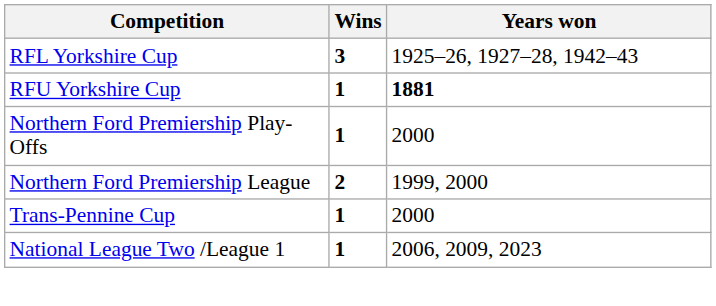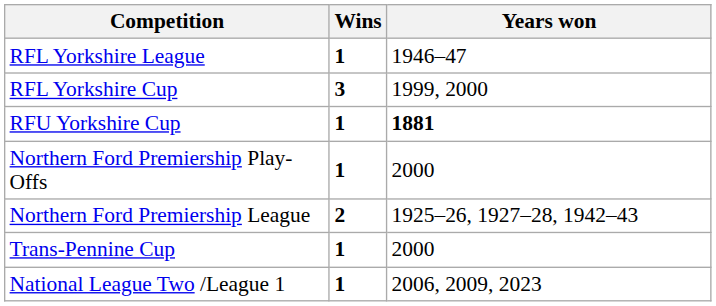+ row: (107, 55)
(515, 55) 1925–26, 1927–28, 1942–43 -> (440, 89) 1999, 2000
(440, 181) 1999, 2000 -> (515, 215) 1925–26, 1927–28, 1942–43
